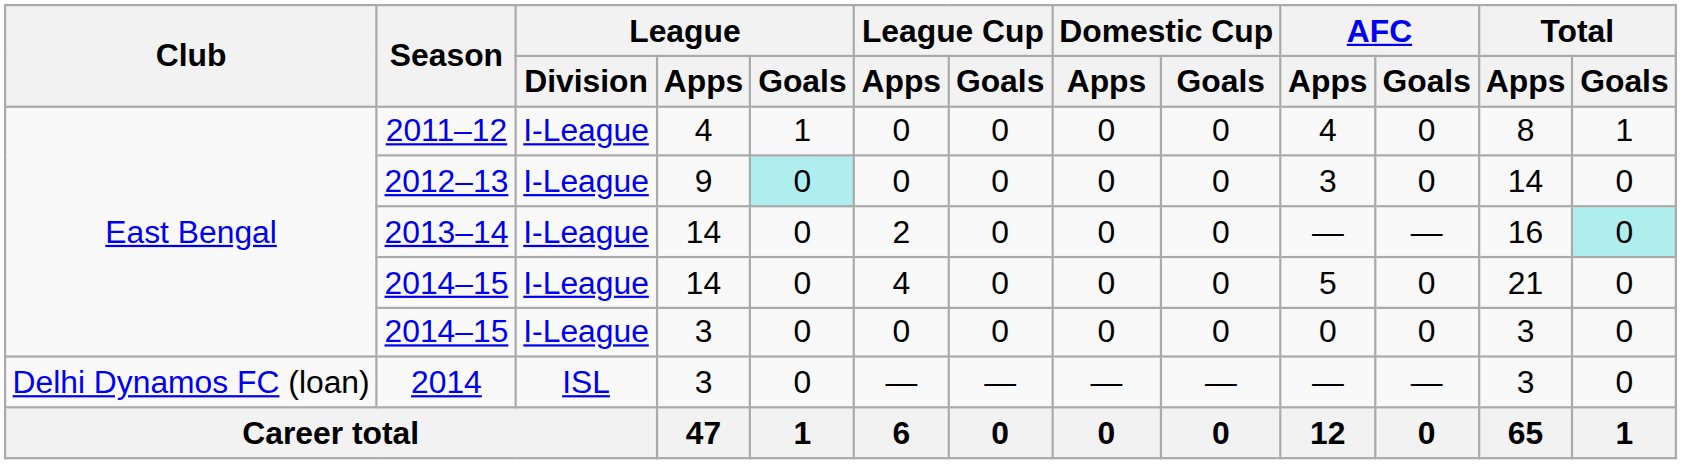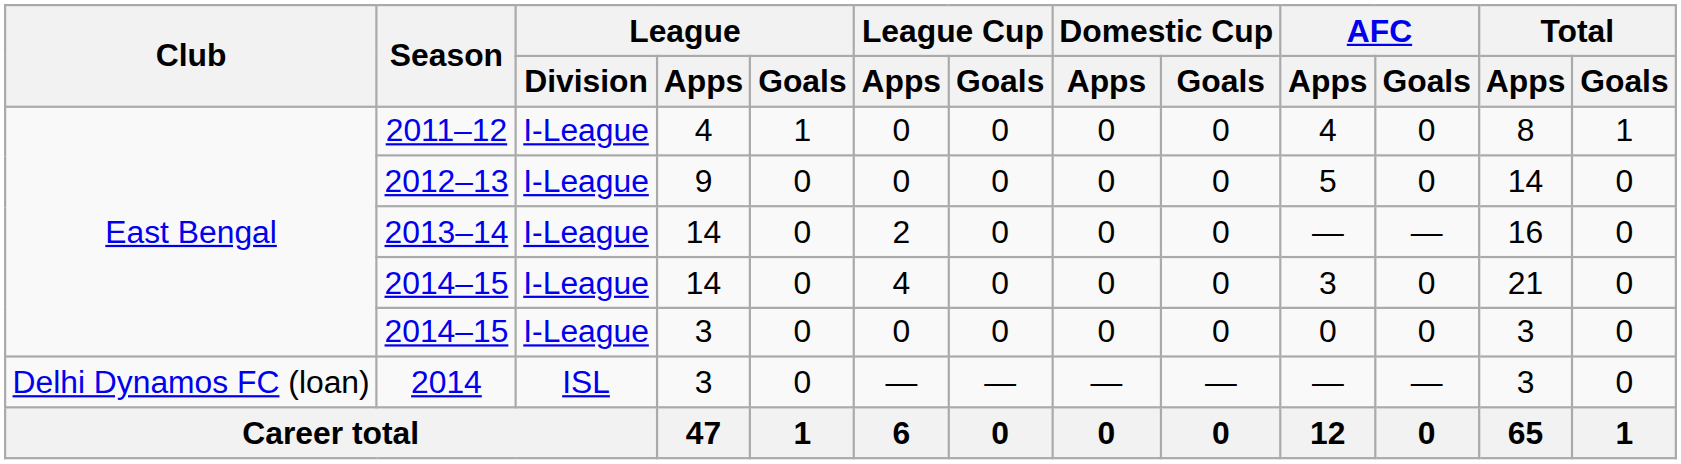(802, 181) paleturquoise background -> (802, 181) no background
(1328, 181) 3 -> (1328, 181) 5
(1624, 232) paleturquoise background -> (1624, 232) no background
(1328, 282) 5 -> (1328, 282) 3
